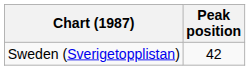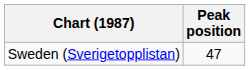(214, 53) 42 -> (214, 53) 47
